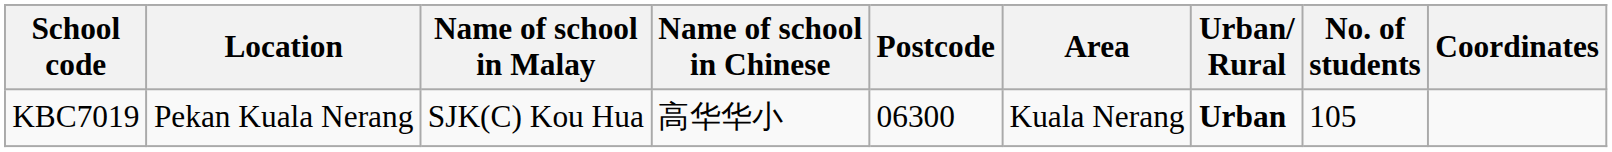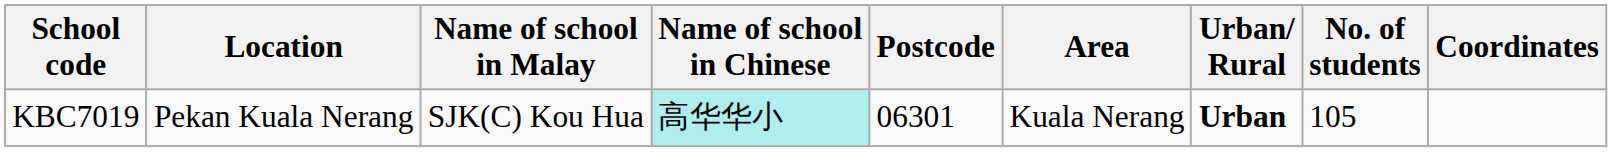(721, 116) no background -> (721, 116) paleturquoise background
(916, 117) 06300 -> (916, 117) 06301
